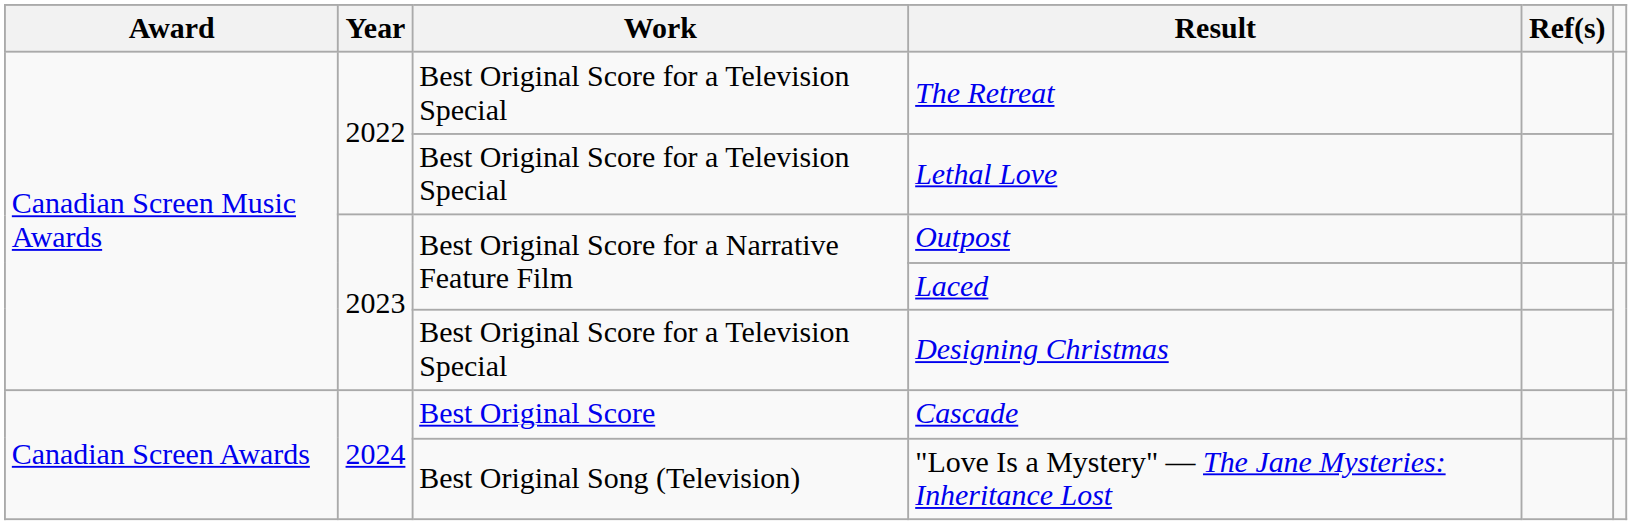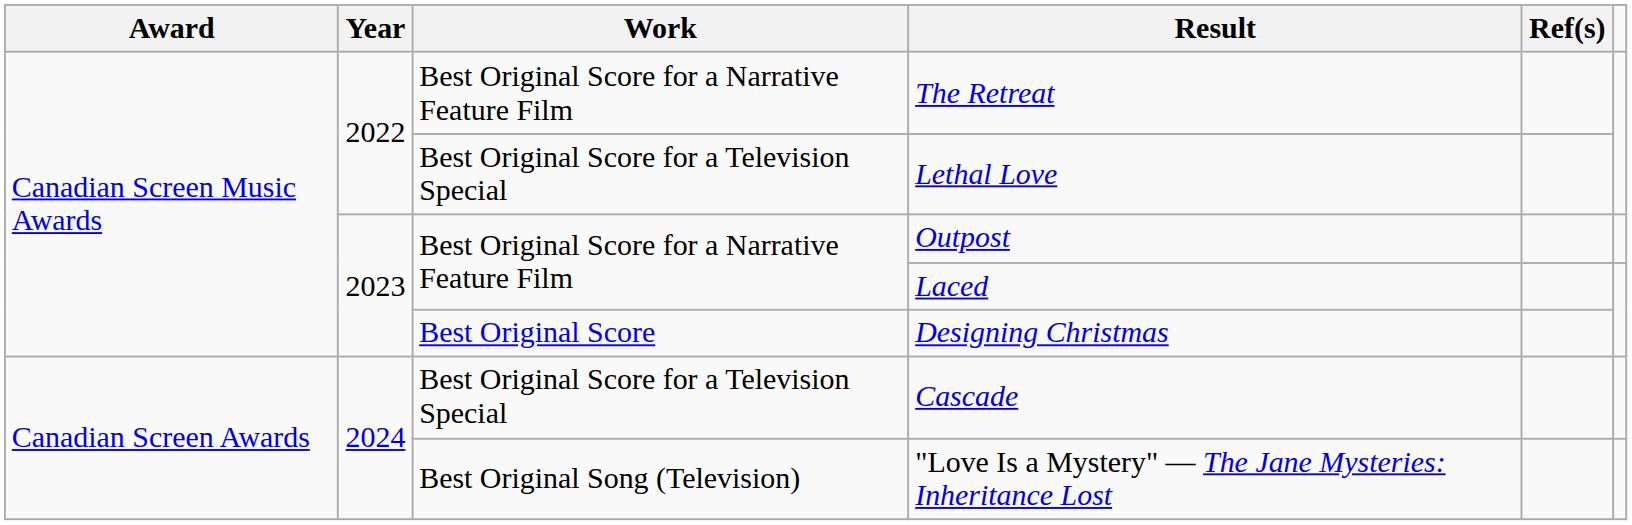(634, 92) Best Original Score for a Television Special -> (629, 92) Best Original Score for a Narrative Feature Film
(634, 349) Best Original Score for a Television Special -> (537, 332) Best Original Score
(537, 413) Best Original Score -> (634, 397) Best Original Score for a Television Special
